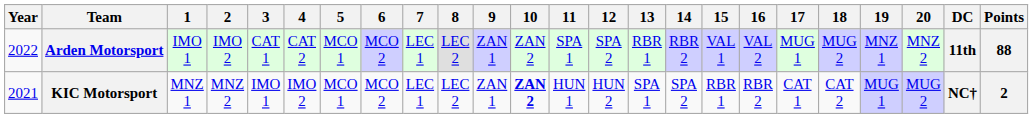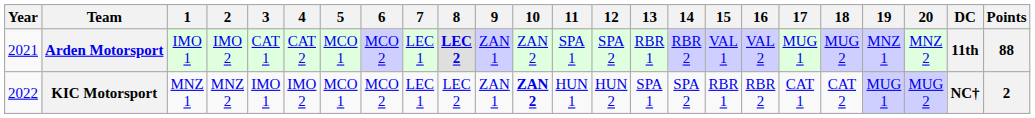(23, 49) 2022 -> (23, 49) 2021
(455, 49) normal -> (457, 49) bold
(23, 92) 2021 -> (23, 92) 2022
